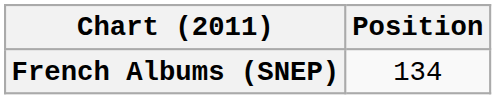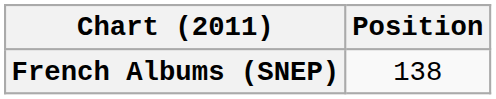(418, 72) 134 -> (418, 72) 138
